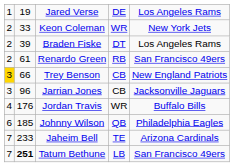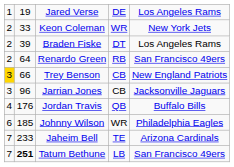(25, 59) 61 -> (25, 59) 64
(119, 106) WR -> (119, 106) QB
(119, 122) QB -> (119, 122) WR
